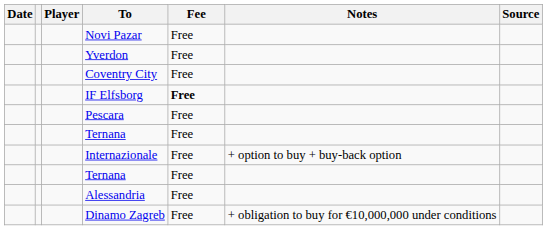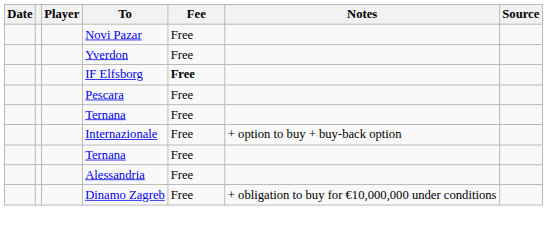- row: (20, 75)
